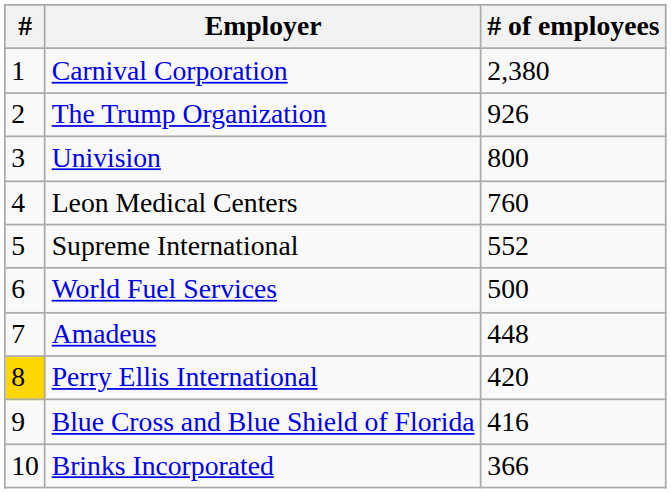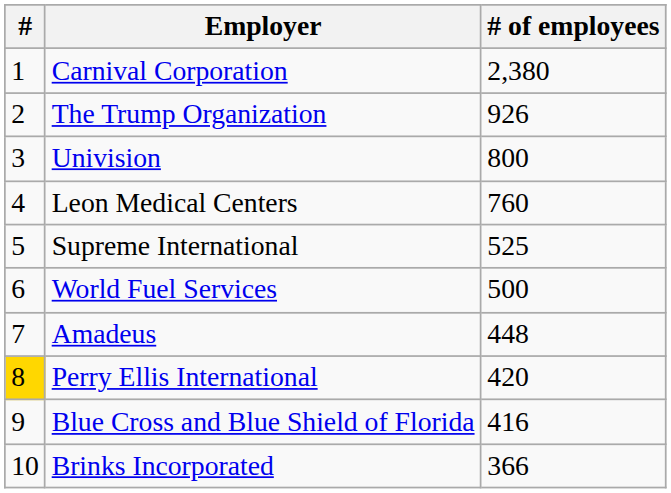(508, 245) 552 -> (508, 245) 525
